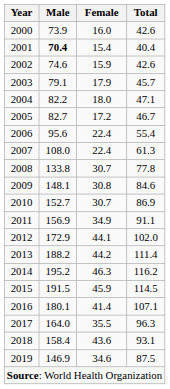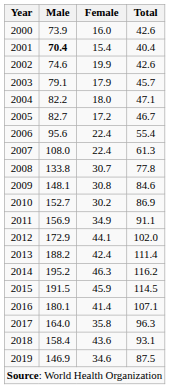(102, 64) 15.9 -> (102, 64) 19.9
(102, 202) 30.7 -> (102, 202) 30.2
(102, 254) 44.2 -> (102, 254) 42.4
(102, 323) 35.5 -> (102, 323) 35.8
